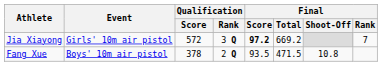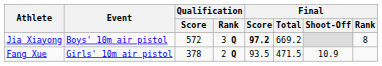(119, 39) Girls' 10m air pistol -> (117, 39) Boys' 10m air pistol
(365, 39) 7 -> (365, 39) 8
(117, 54) Boys' 10m air pistol -> (119, 54) Girls' 10m air pistol
(328, 54) 10.8 -> (328, 54) 10.9
